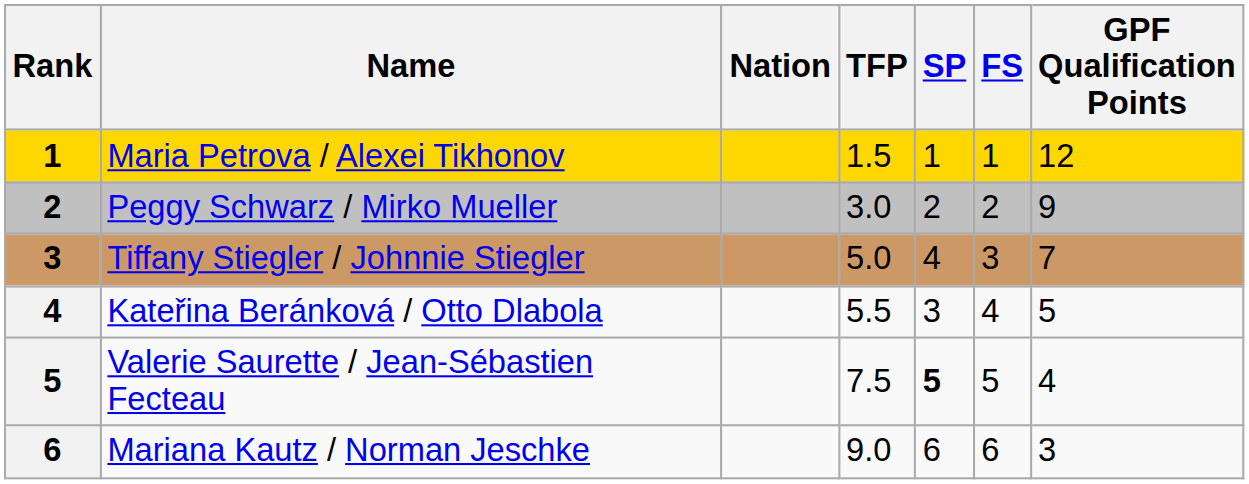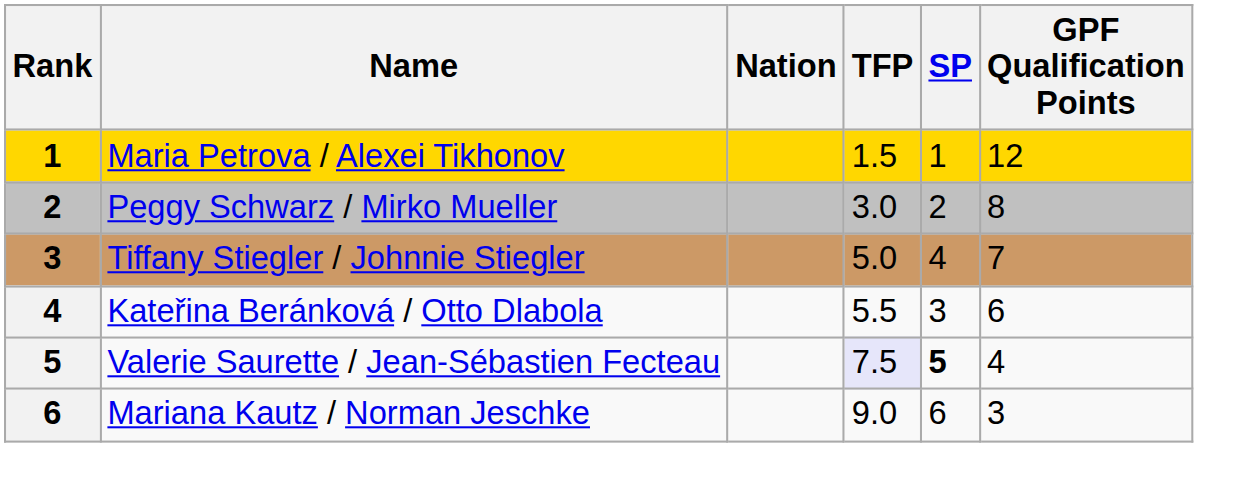- column: (1002, 67)
(1047, 207) 9 -> (996, 207) 8
(1047, 310) 5 -> (996, 310) 6
(869, 381) no background -> (874, 362) lavender background
